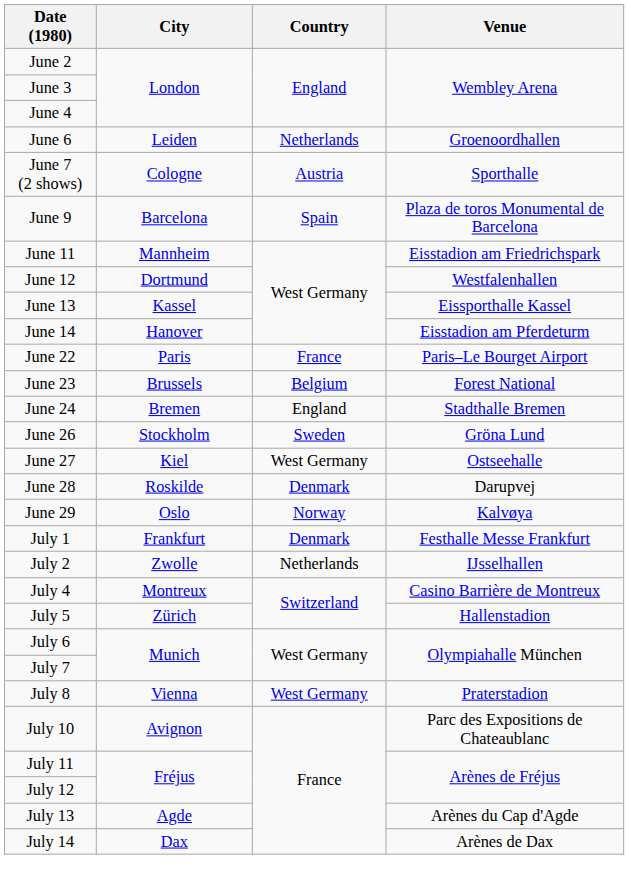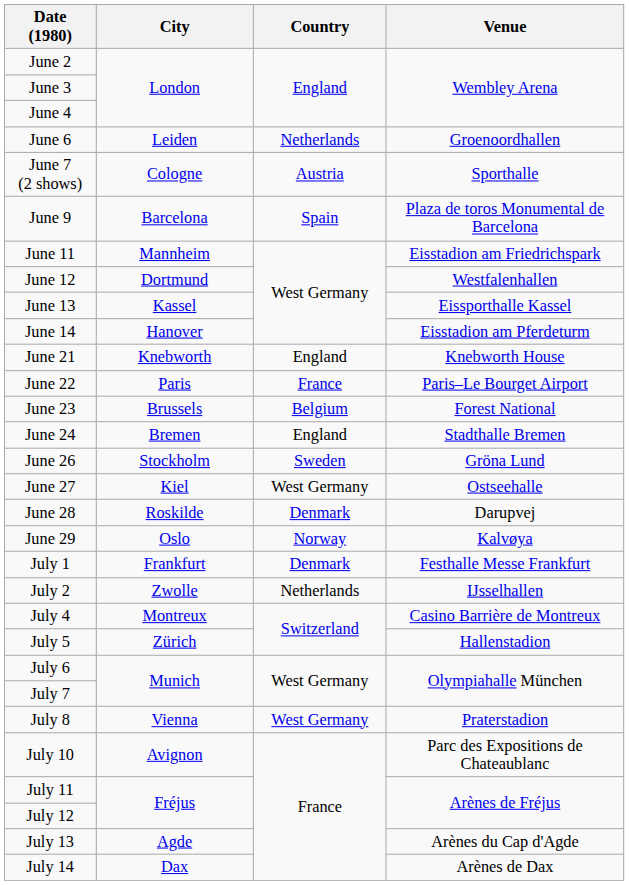+ row: (50, 357)
